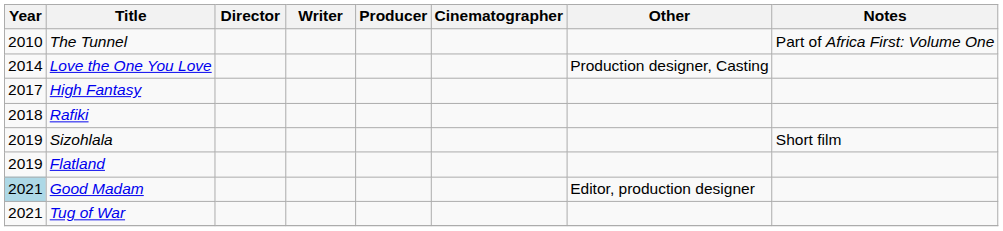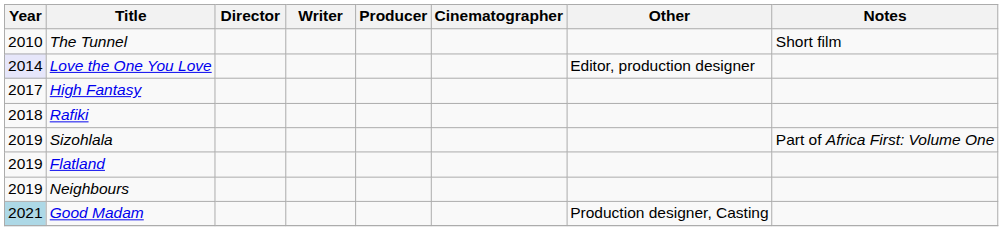(885, 41) Part of Africa First: Volume One -> (809, 41) Short film
(25, 66) no background -> (25, 66) lavender background
(669, 66) Production designer, Casting -> (663, 66) Editor, production designer
(809, 139) Short film -> (885, 139) Part of Africa First: Volume One
+ row: (89, 189)
(663, 189) Editor, production designer -> (669, 213) Production designer, Casting
- row: (87, 213)
